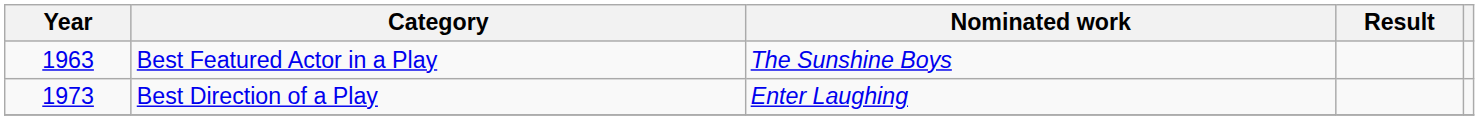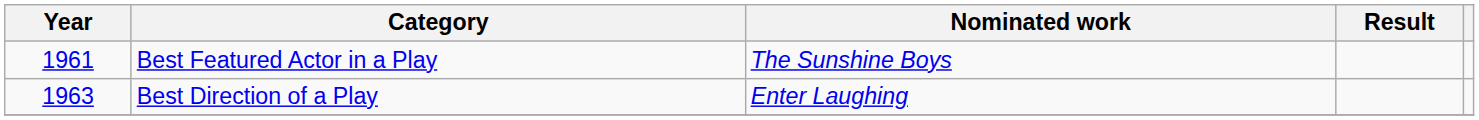(68, 59) 1963 -> (68, 59) 1961
(68, 96) 1973 -> (68, 96) 1963
